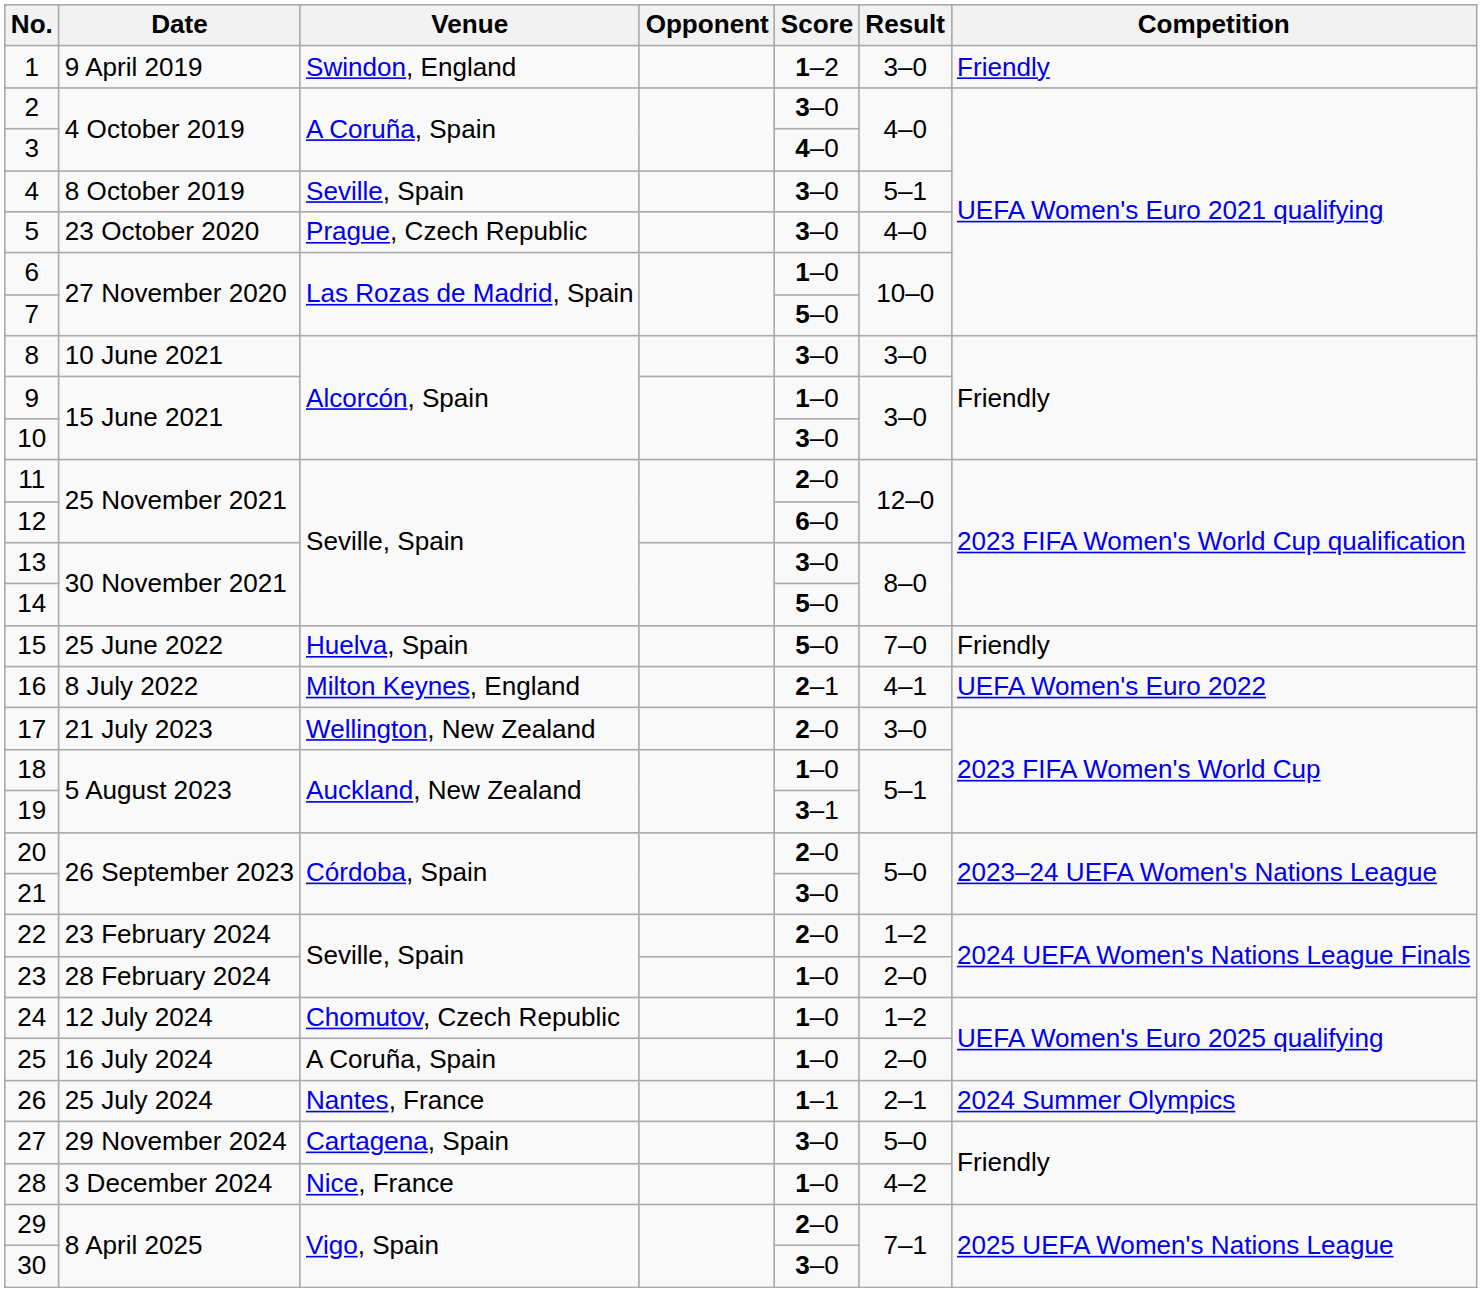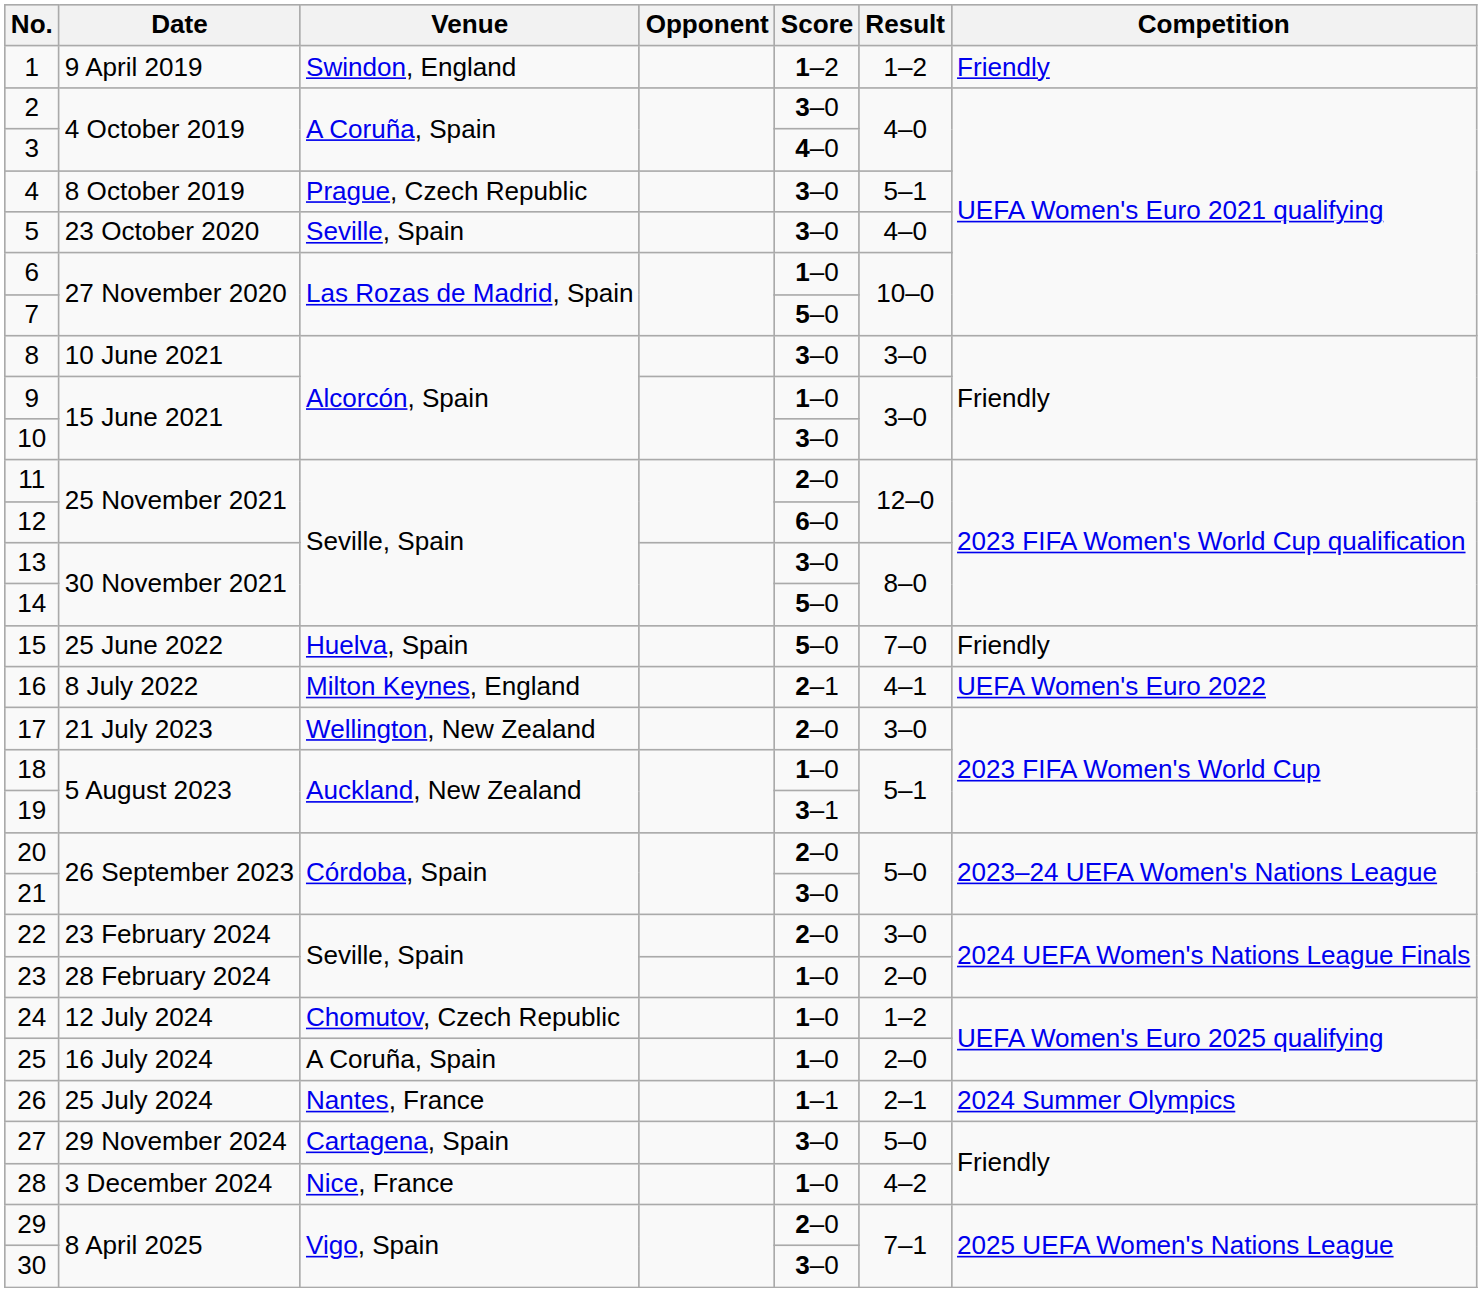(905, 66) 3–0 -> (905, 66) 1–2
(385, 190) Seville, Spain -> (447, 190) Prague, Czech Republic
(447, 231) Prague, Czech Republic -> (385, 231) Seville, Spain
(905, 935) 1–2 -> (905, 935) 3–0
